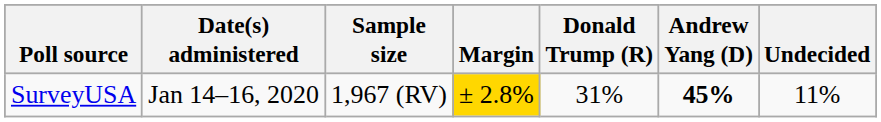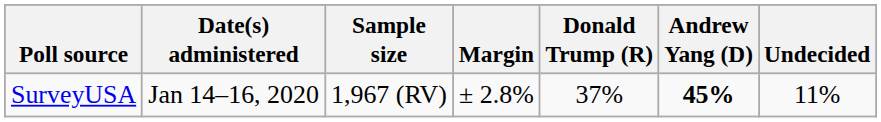(496, 94) gold background -> (496, 94) no background
(599, 94) 31% -> (599, 94) 37%
